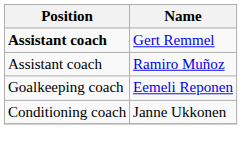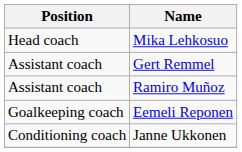+ row: (180, 40)
(57, 40) bold -> (55, 64) normal
